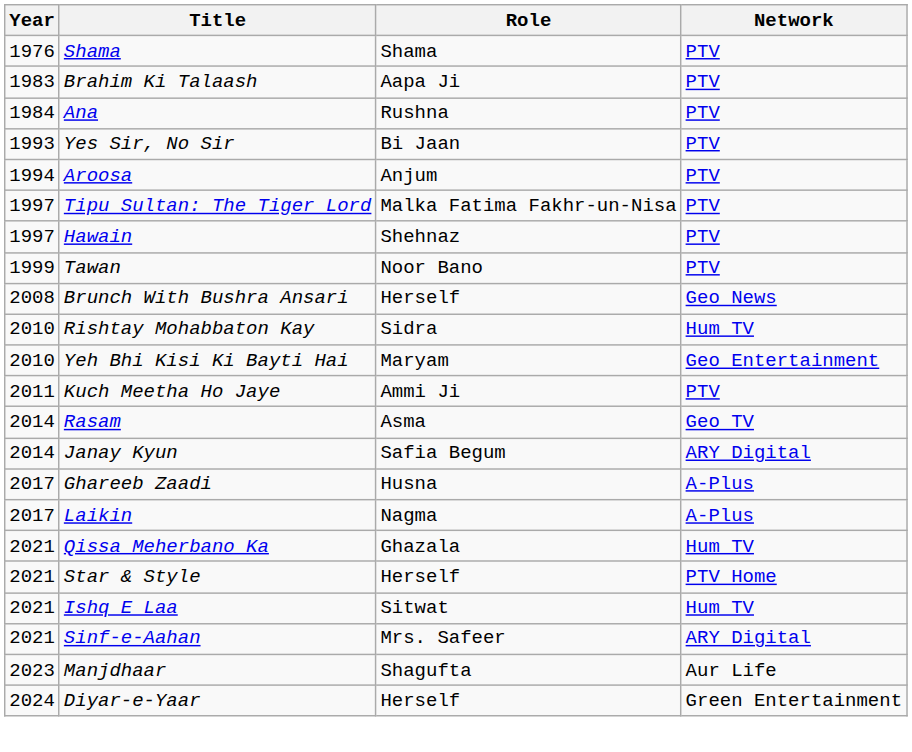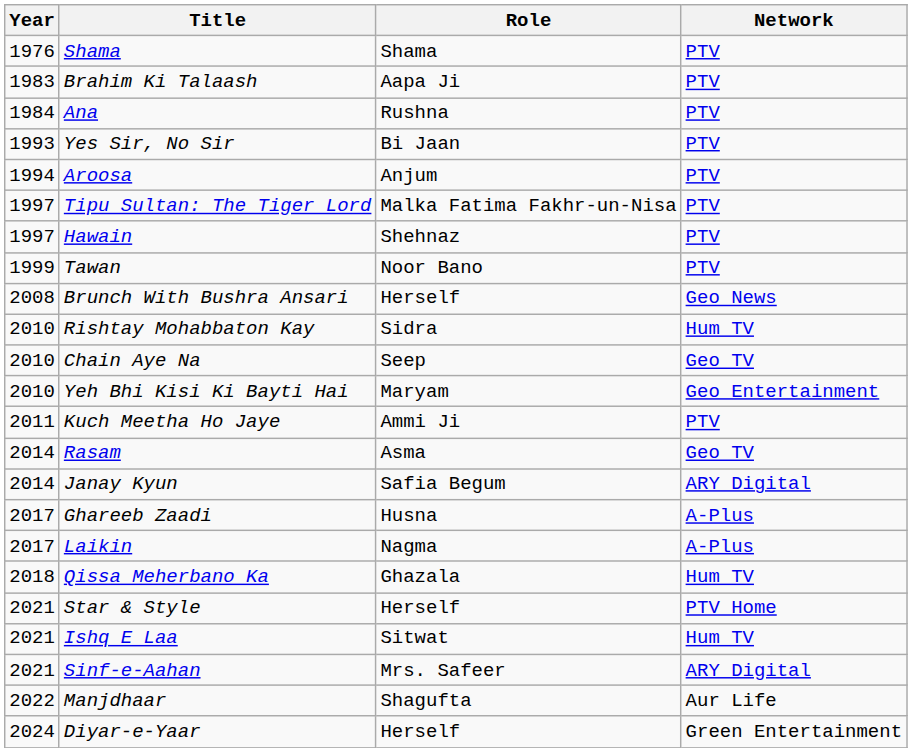+ row: (132, 360)
(32, 546) 2021 -> (32, 577) 2018
(32, 670) 2023 -> (32, 701) 2022
